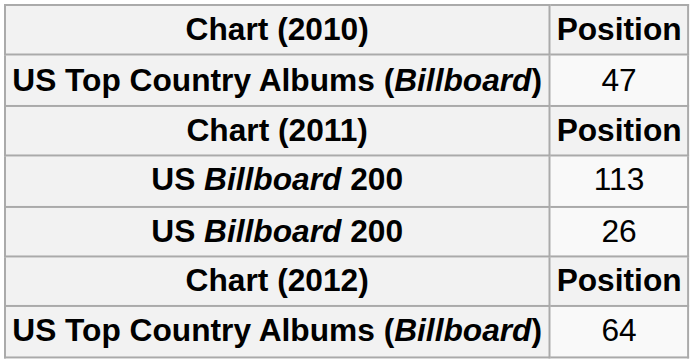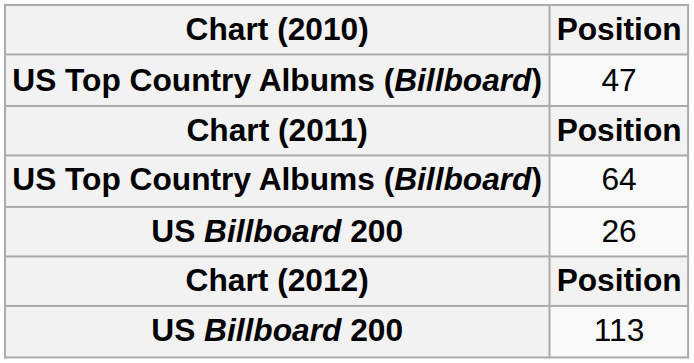rows swapped: (619, 180) <-> (619, 331)
